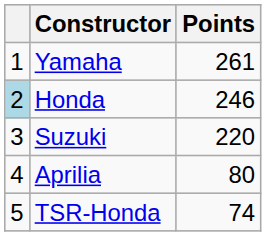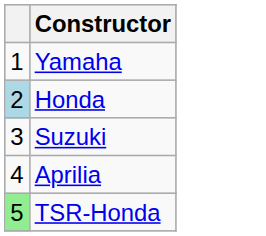- column: (219, 24)
(17, 213) no background -> (17, 213) lightgreen background
